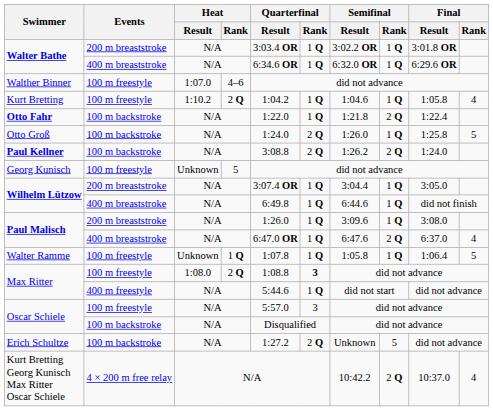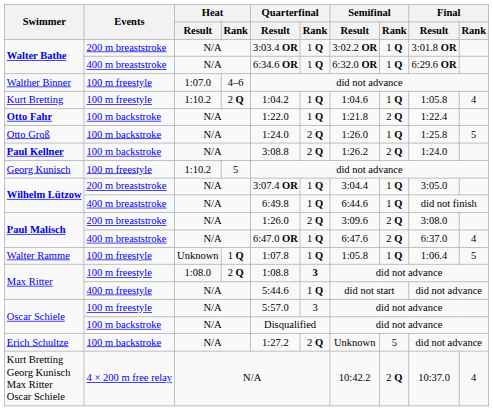(198, 169) Unknown -> (198, 169) 1:10.2
(315, 221) 1 Q -> (315, 221) 2 Q
(394, 221) 1 Q -> (394, 221) 2 Q
